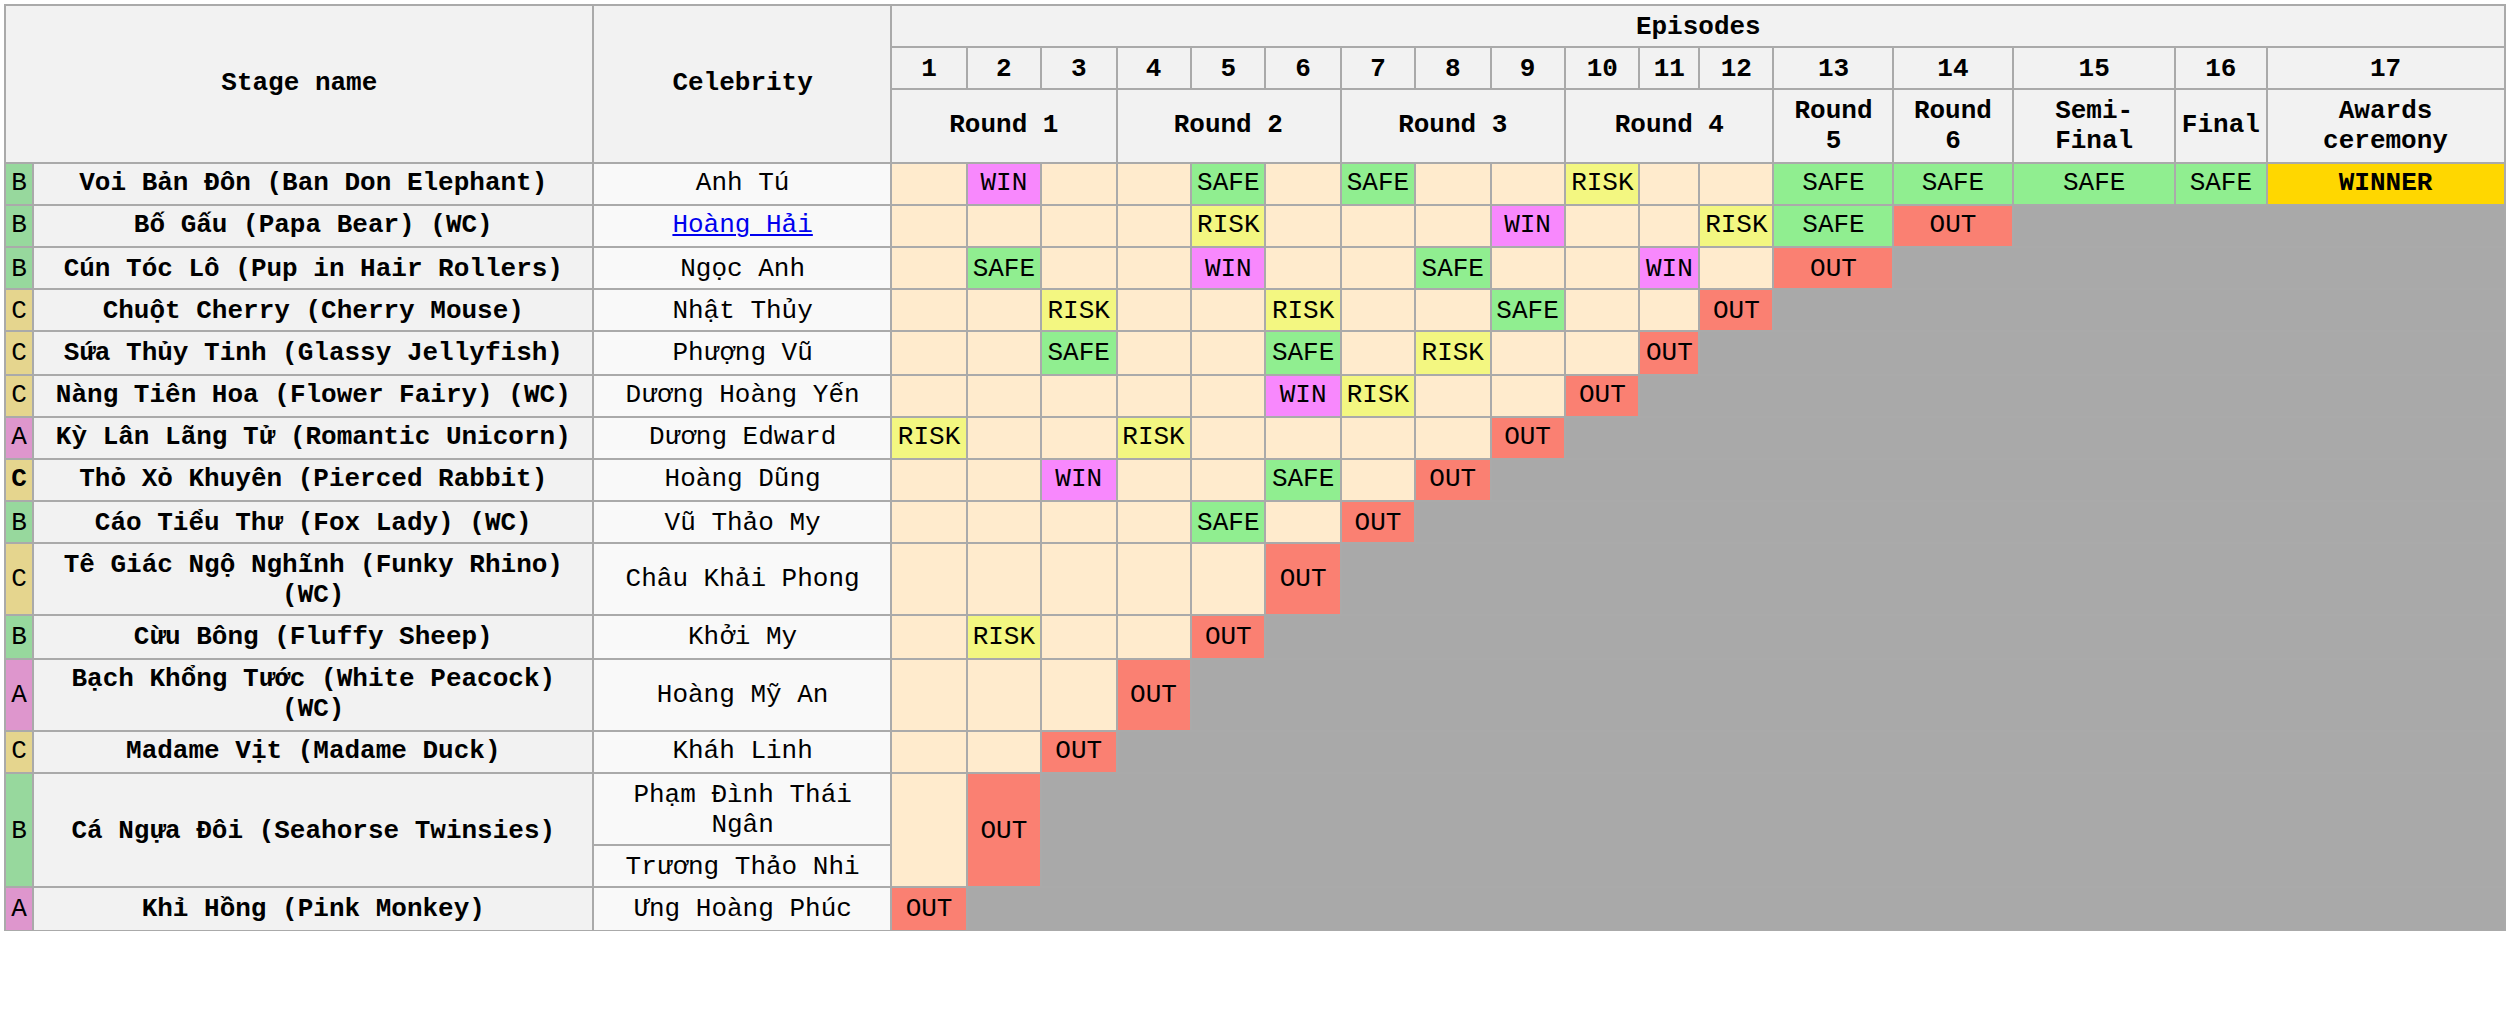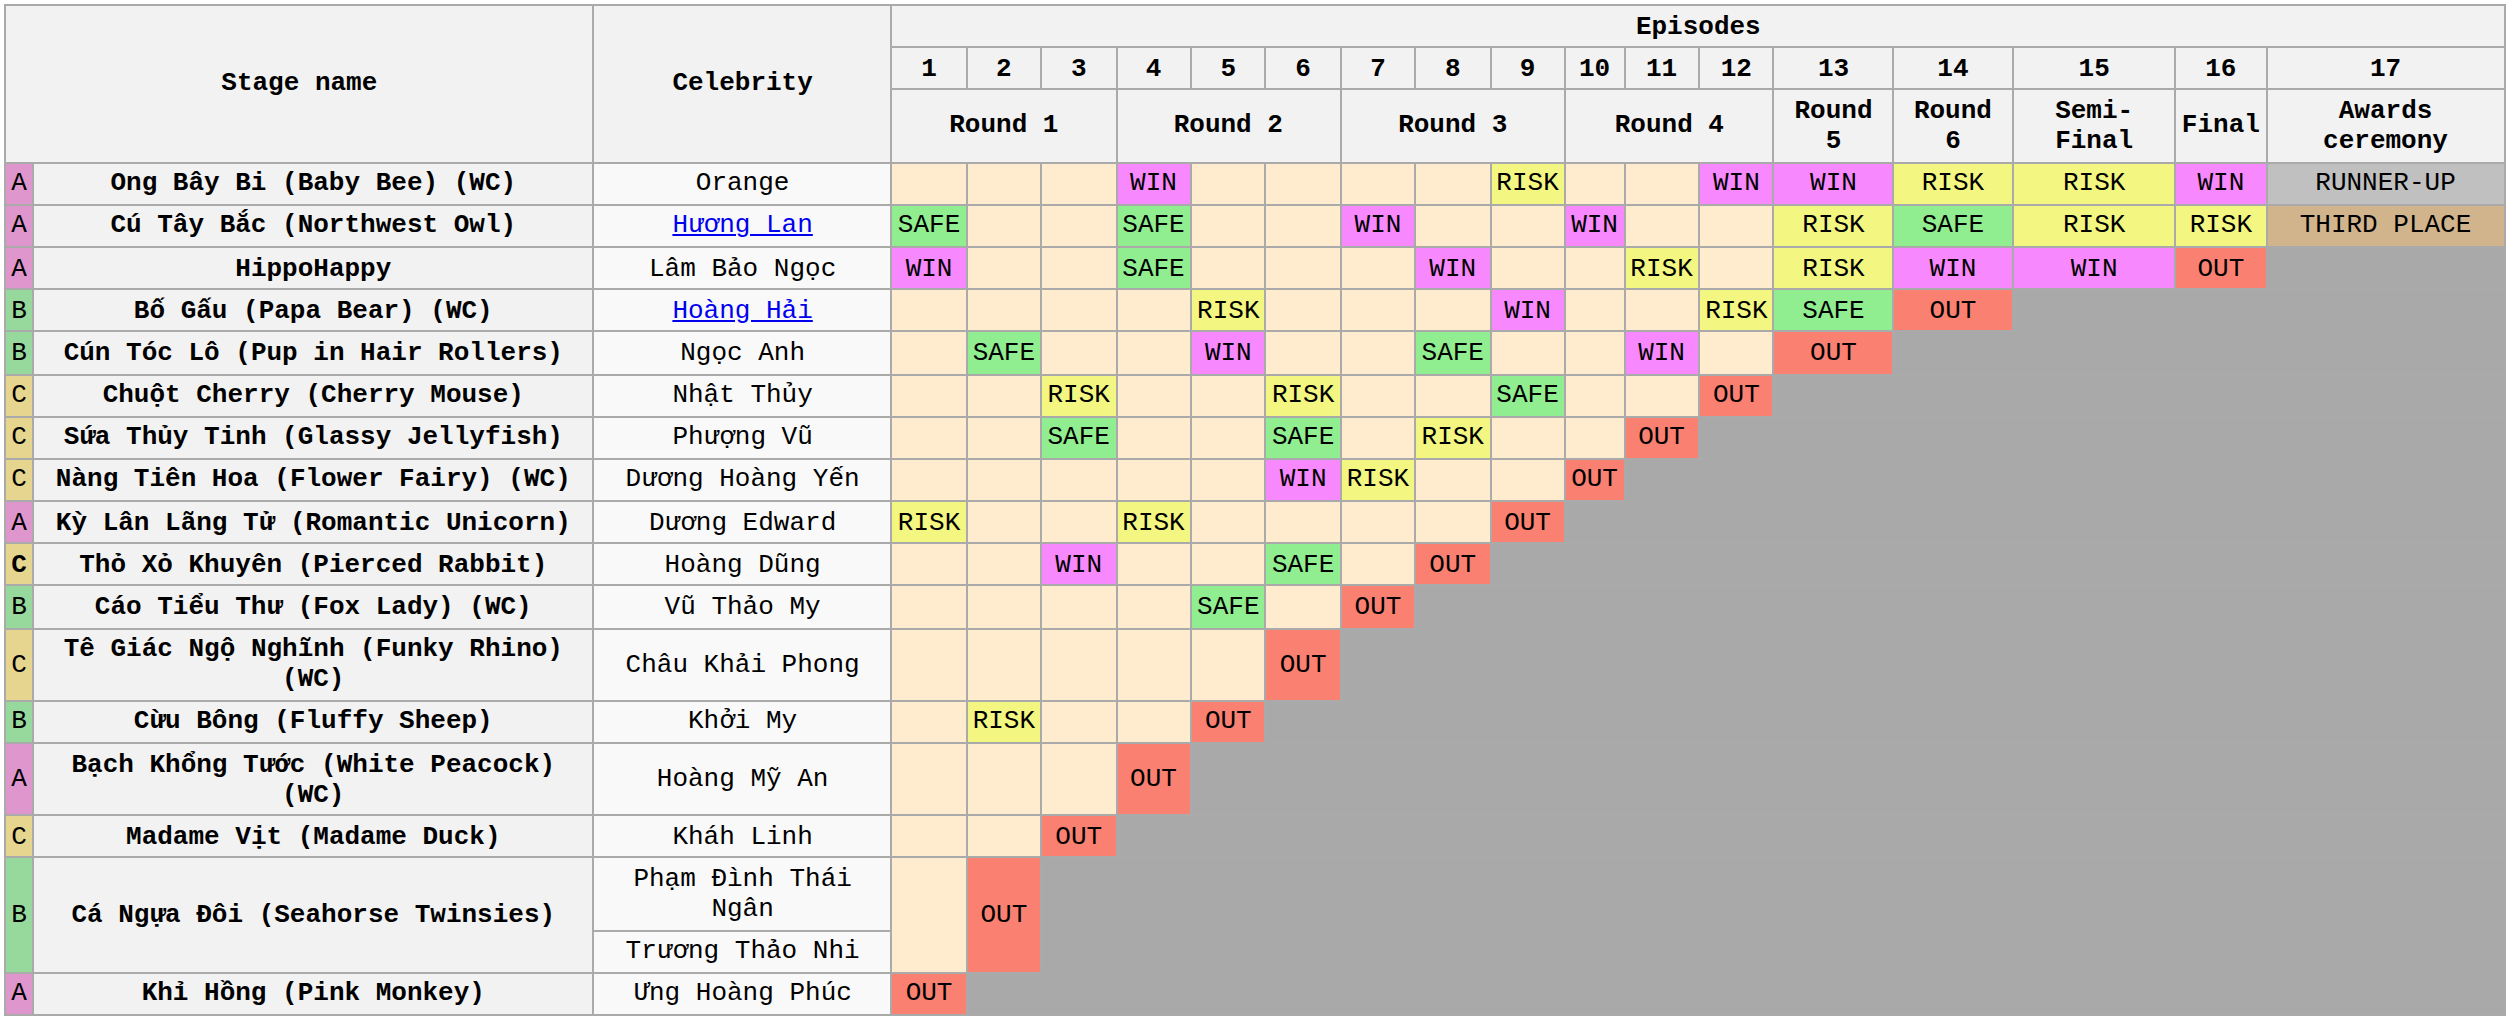- row: (313, 183)
+ row: (313, 183)
+ row: (313, 226)
+ row: (313, 268)
